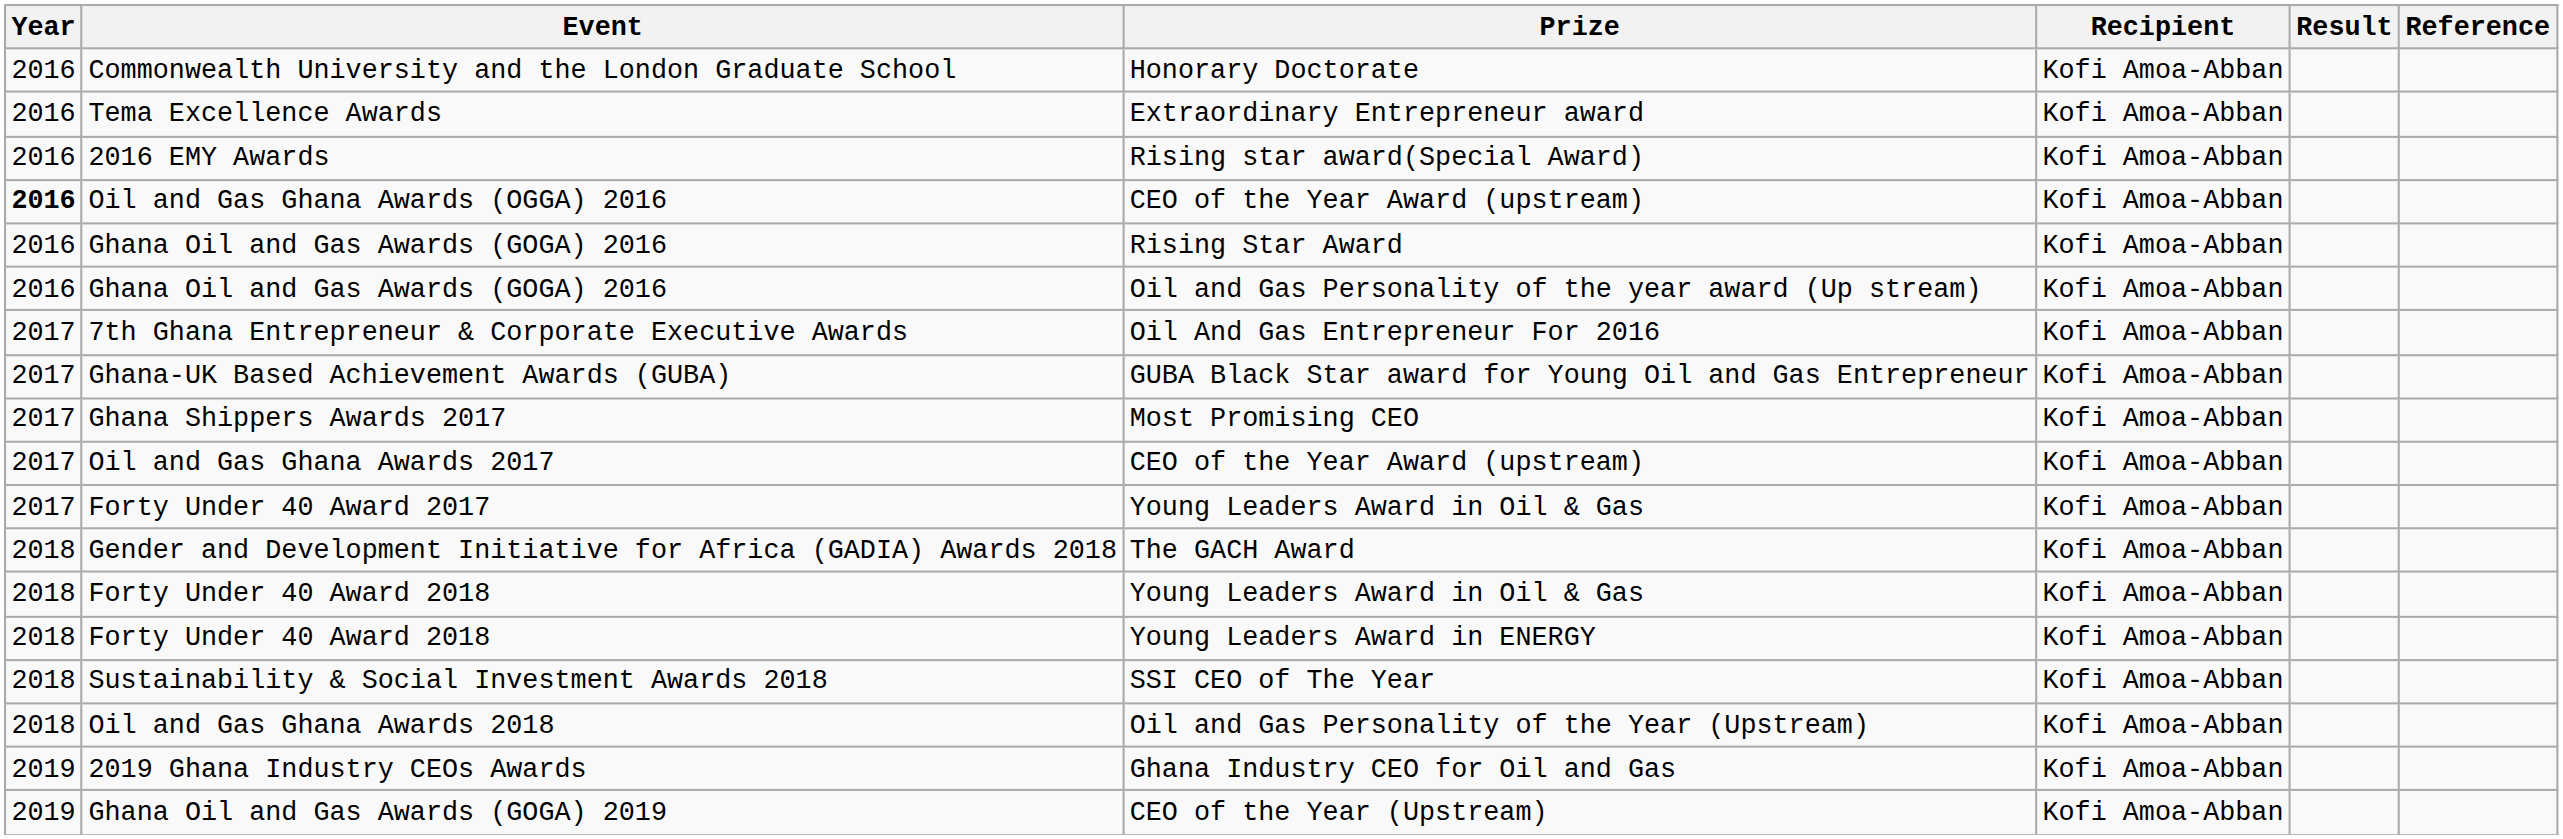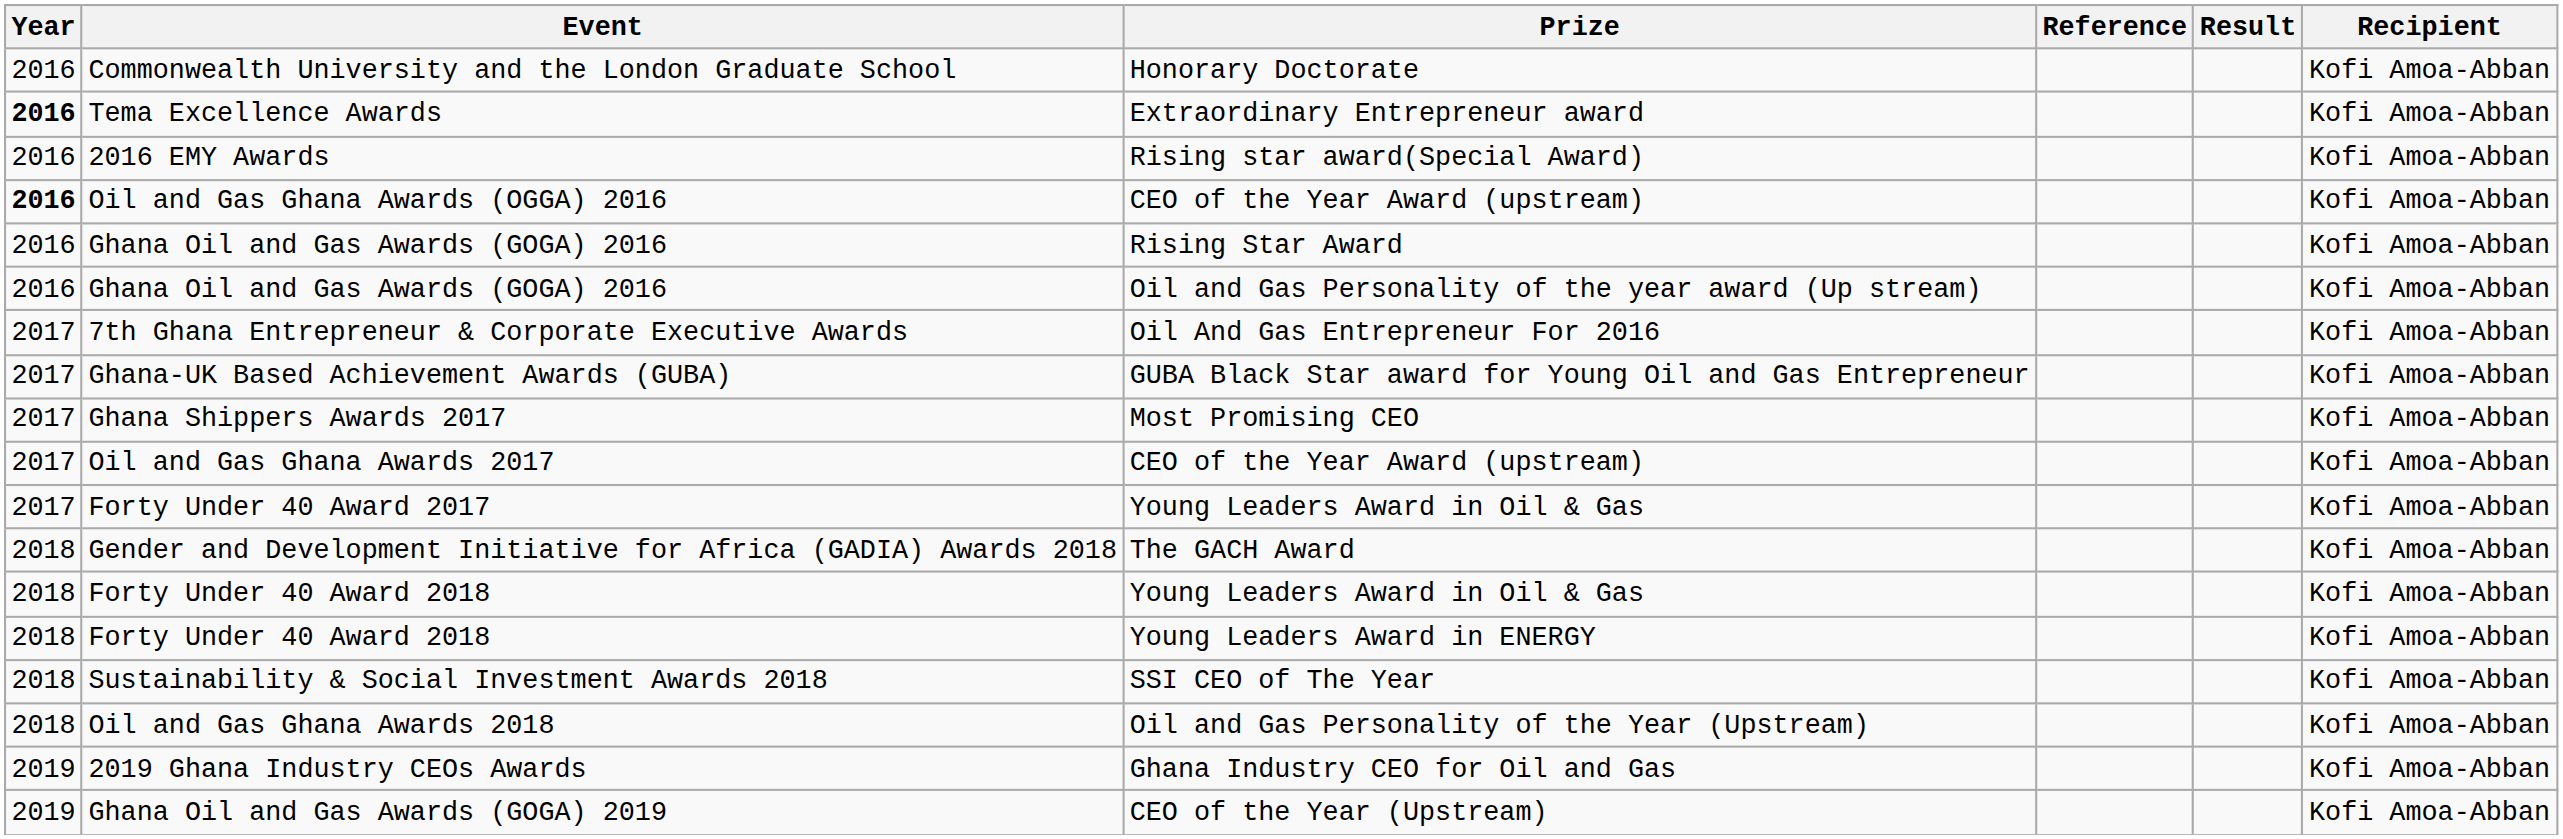columns swapped: (2163, 27) <-> (2478, 27)
(44, 114) normal -> (44, 114) bold
